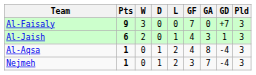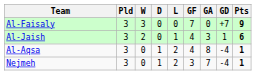columns swapped: (242, 11) <-> (126, 11)
